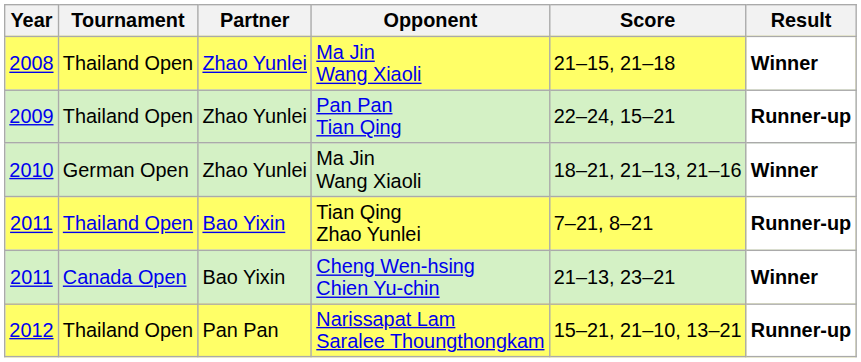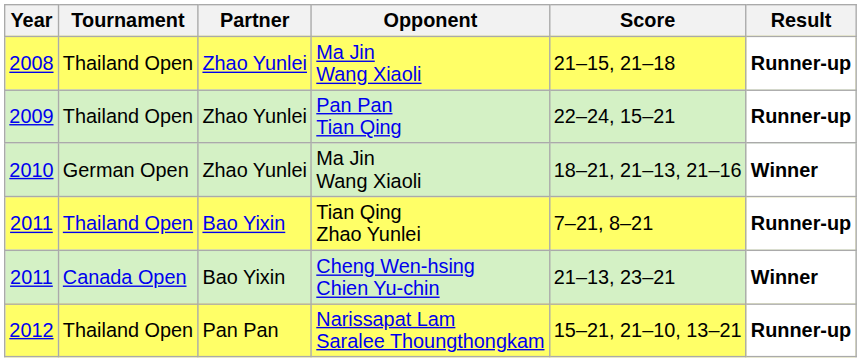(784, 63) Winner -> (801, 63) Runner-up
